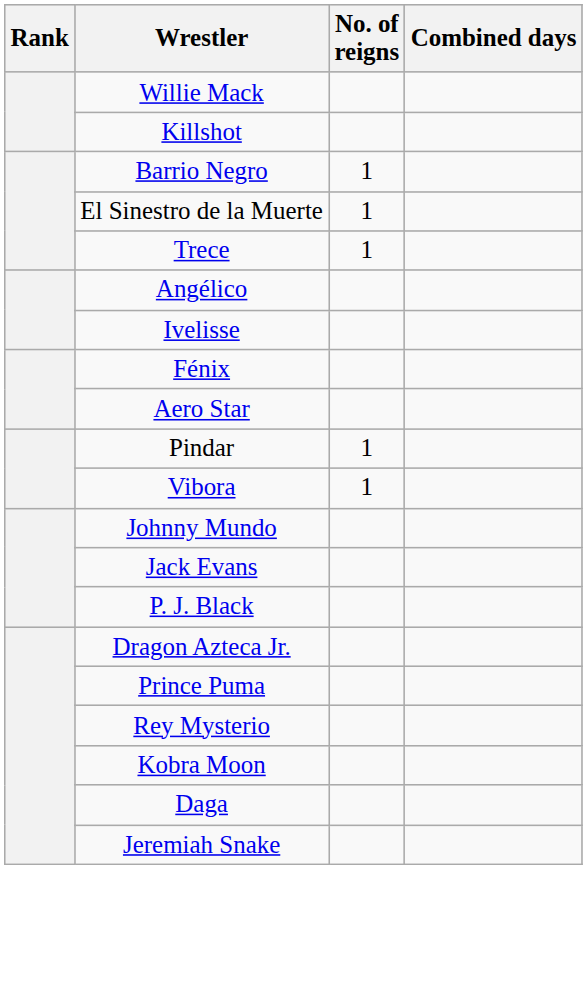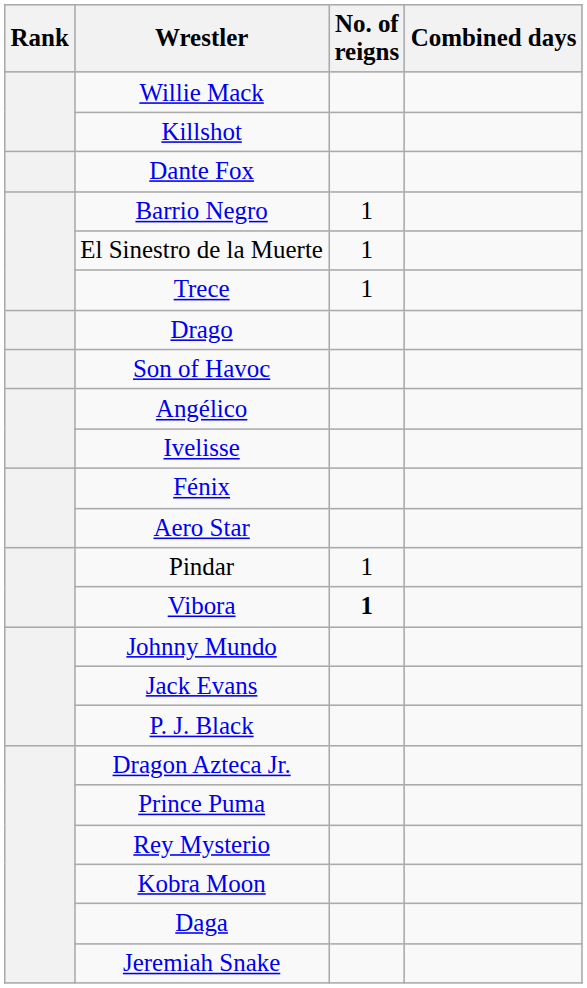+ row: (202, 171)
+ row: (202, 329)
+ row: (202, 369)
(367, 487) normal -> (367, 606) bold
